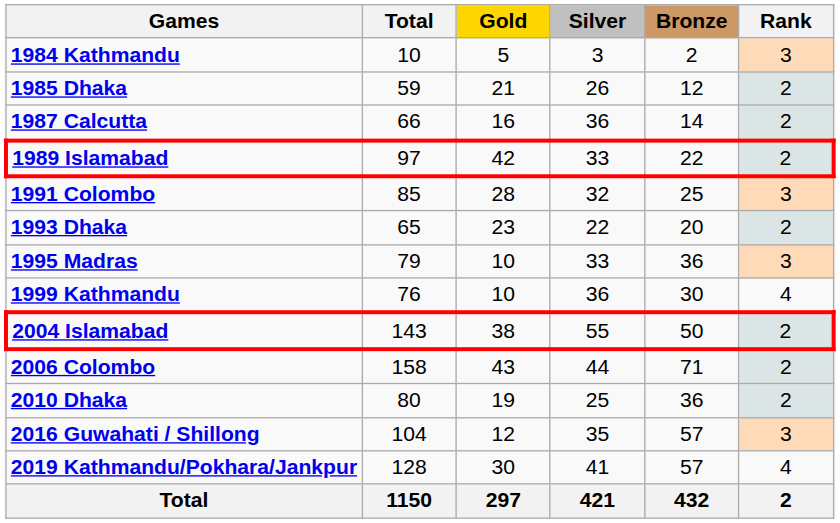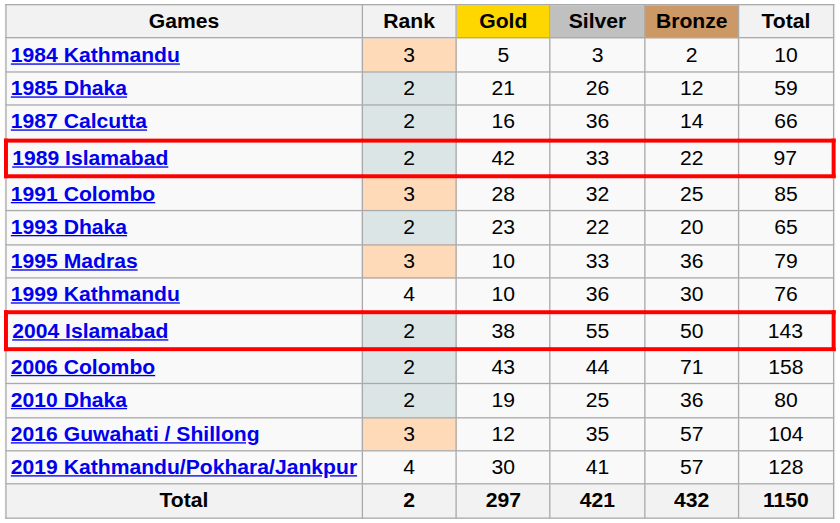columns swapped: (786, 21) <-> (409, 21)
